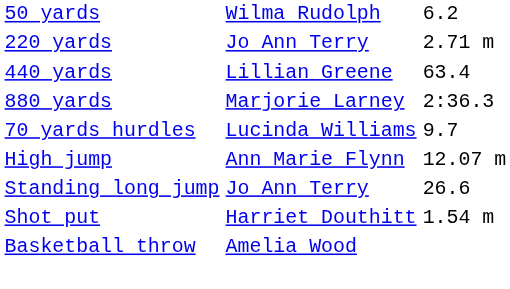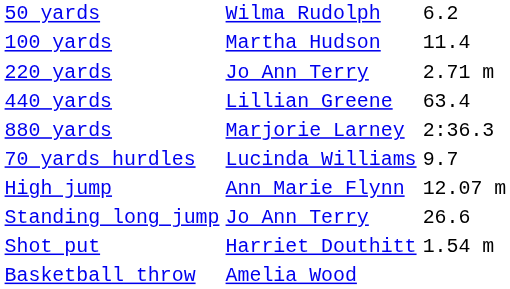+ row: (58, 43)
